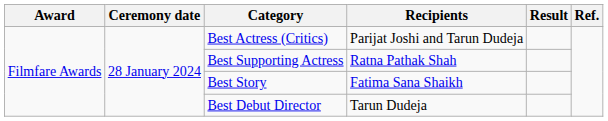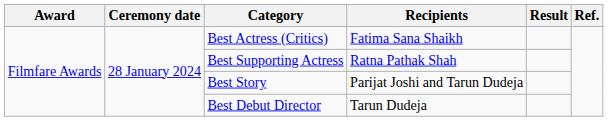(437, 37) Parijat Joshi and Tarun Dudeja -> (406, 37) Fatima Sana Shaikh
(406, 82) Fatima Sana Shaikh -> (437, 82) Parijat Joshi and Tarun Dudeja
